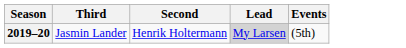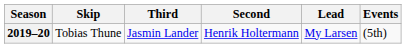+ column: (88, 14)
(259, 33) lightgrey background -> (331, 33) no background
